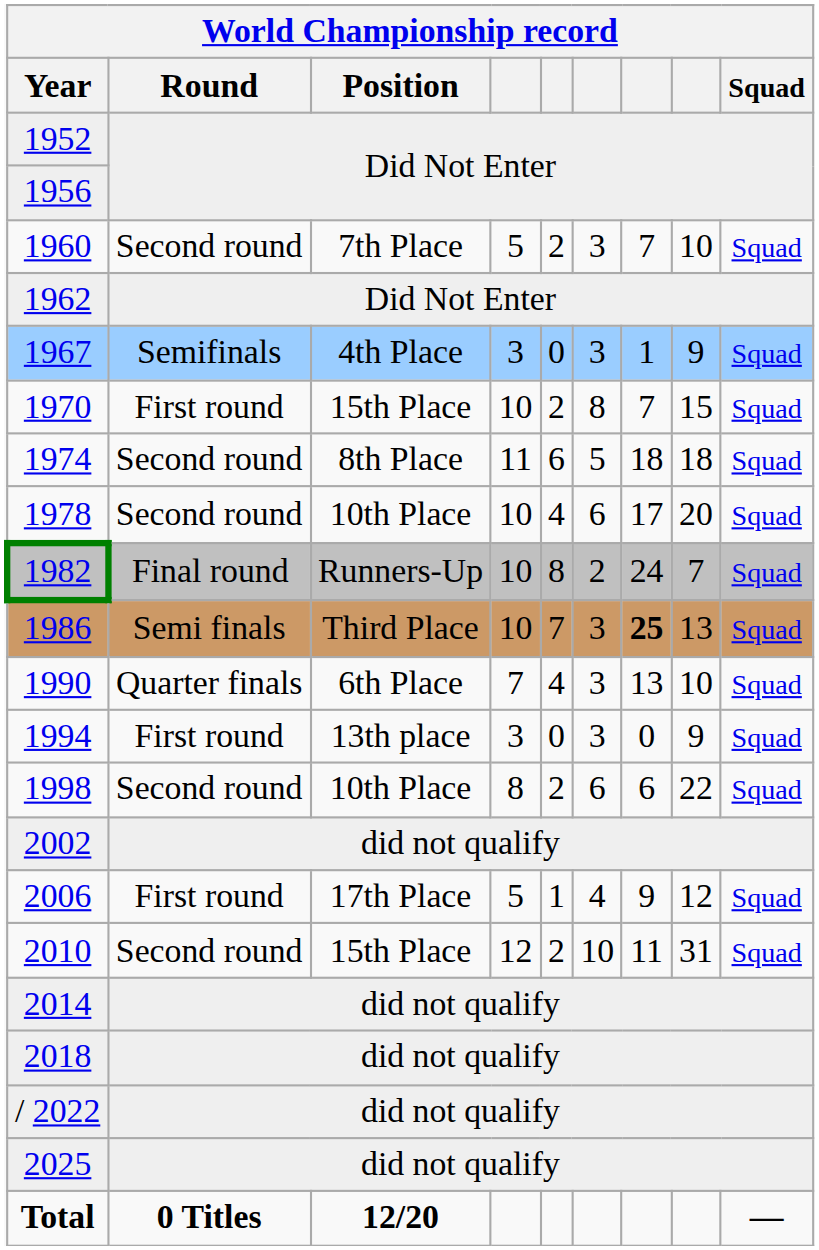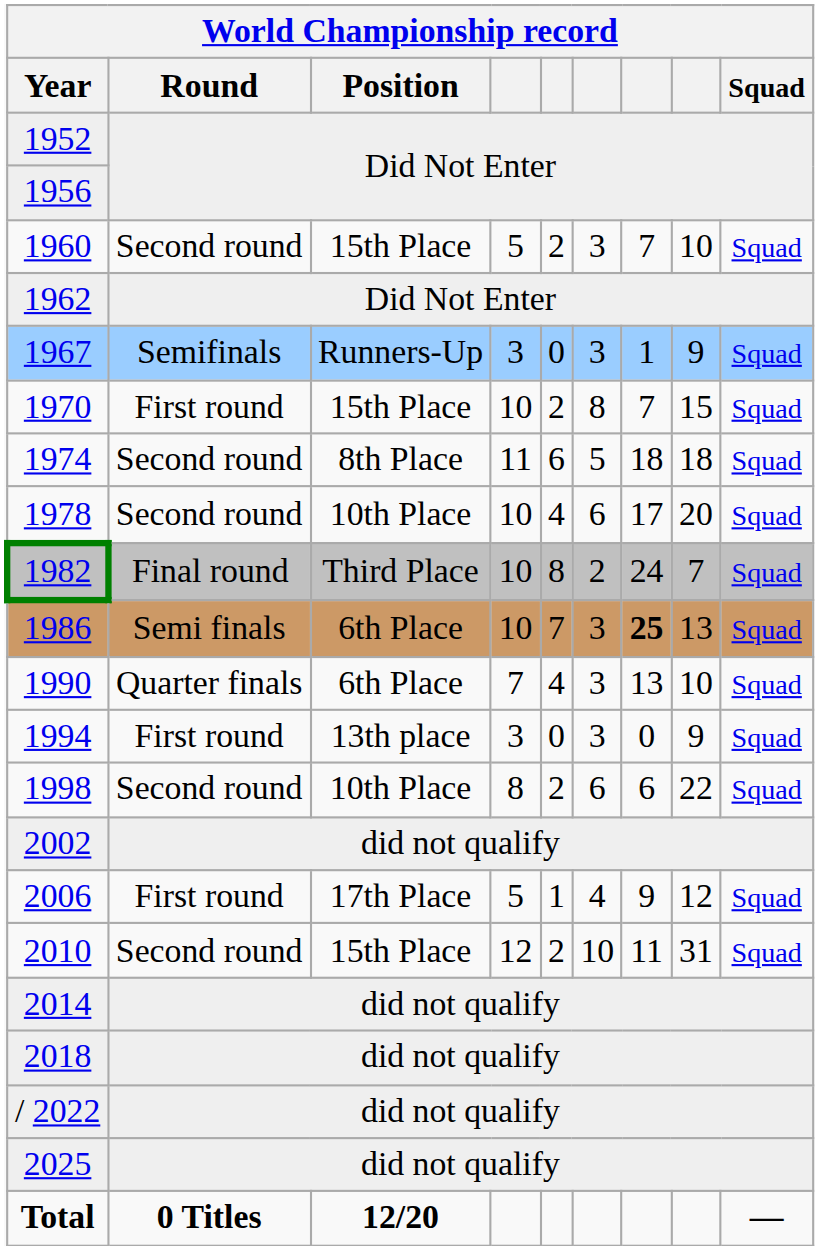(401, 245) 7th Place -> (401, 245) 15th Place
(401, 352) 4th Place -> (401, 352) Runners-Up
(401, 570) Runners-Up -> (401, 570) Third Place
(401, 627) Third Place -> (401, 627) 6th Place
